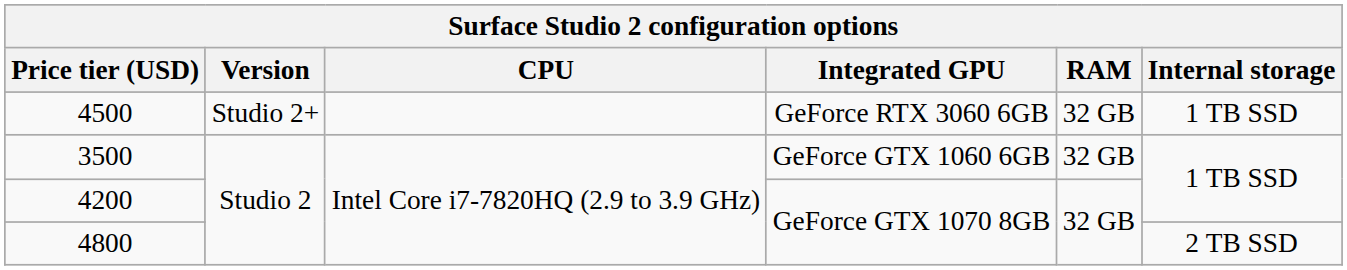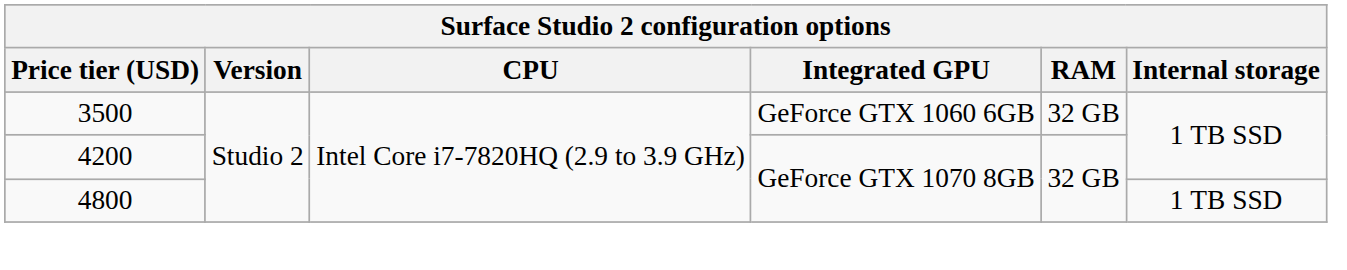- row: (105, 112)
(1242, 243) 2 TB SSD -> (1226, 199) 1 TB SSD
